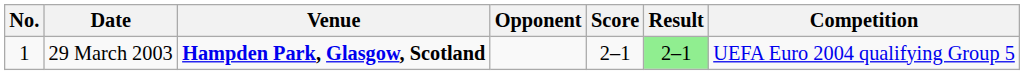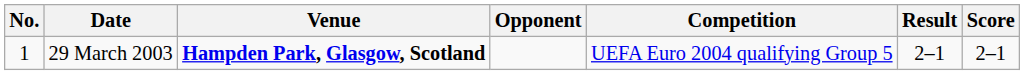columns swapped: (615, 20) <-> (864, 20)
(676, 52) lightgreen background -> (930, 52) no background
